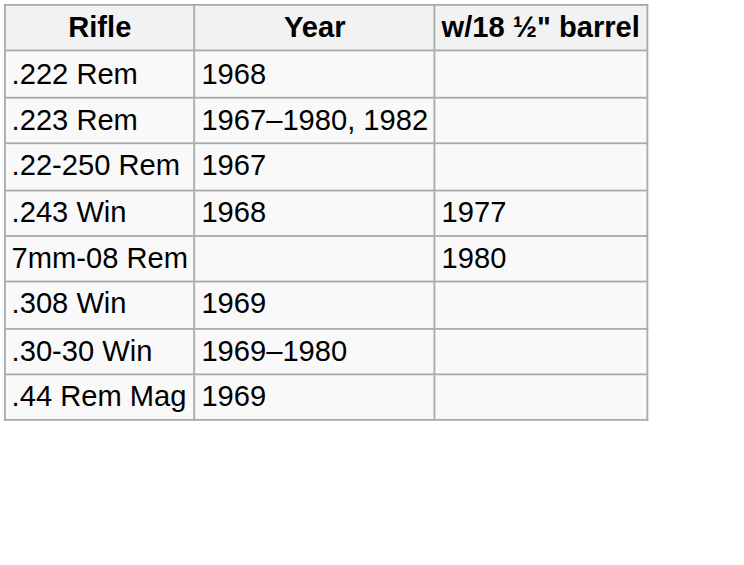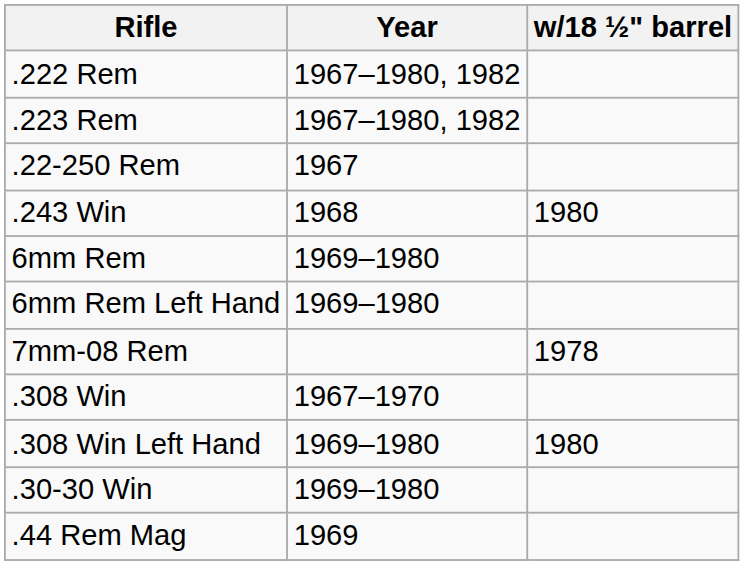(234, 73) 1968 -> (407, 73) 1967–1980, 1982
(474, 212) 1977 -> (566, 212) 1980
+ row: (79, 258)
+ row: (146, 304)
(474, 258) 1980 -> (566, 350) 1978
(234, 304) 1969 -> (367, 397) 1967–1970
+ row: (136, 443)
